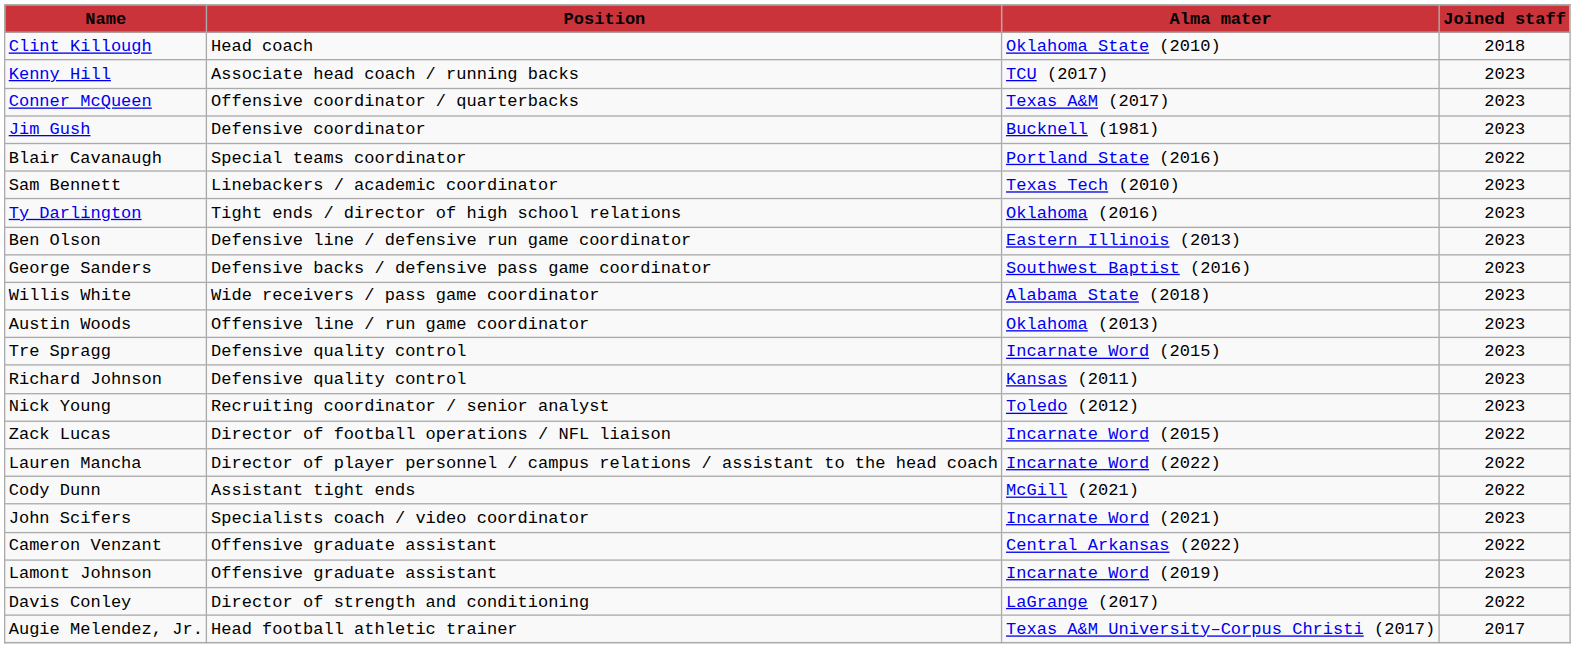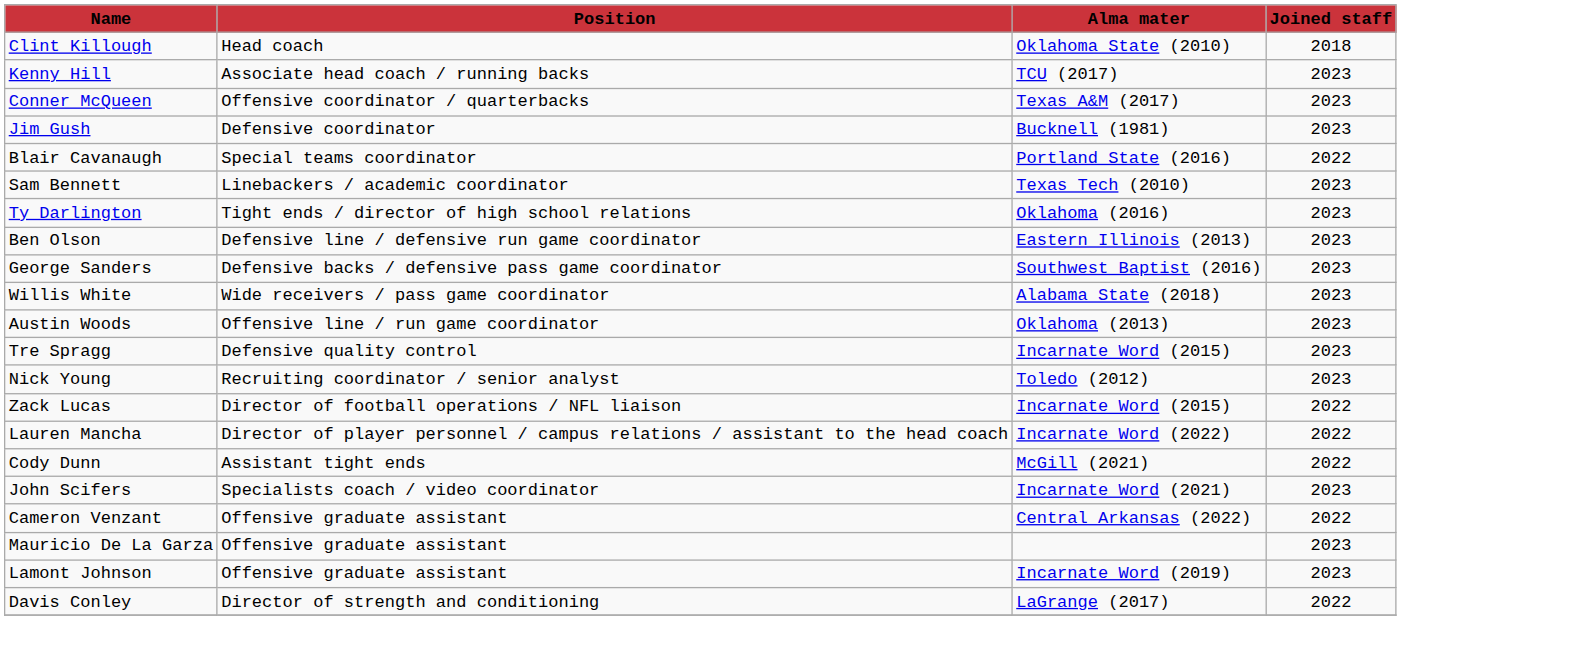- row: (85, 379)
+ row: (111, 546)
- row: (106, 629)
